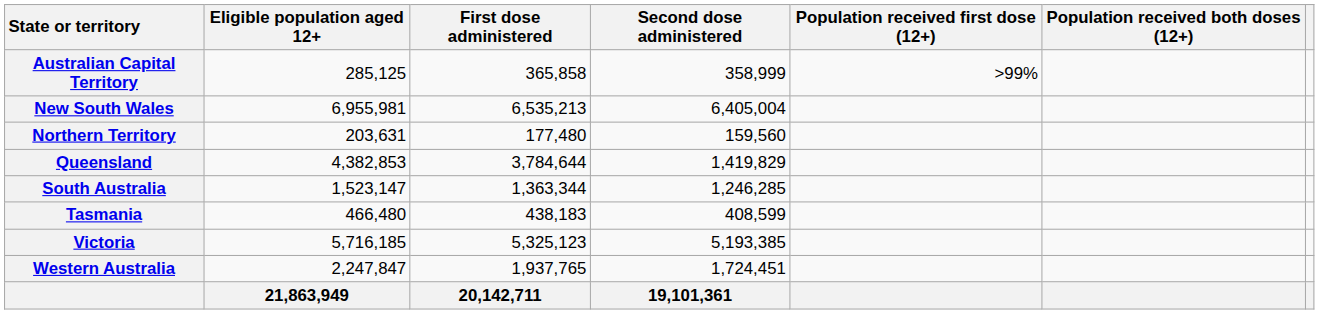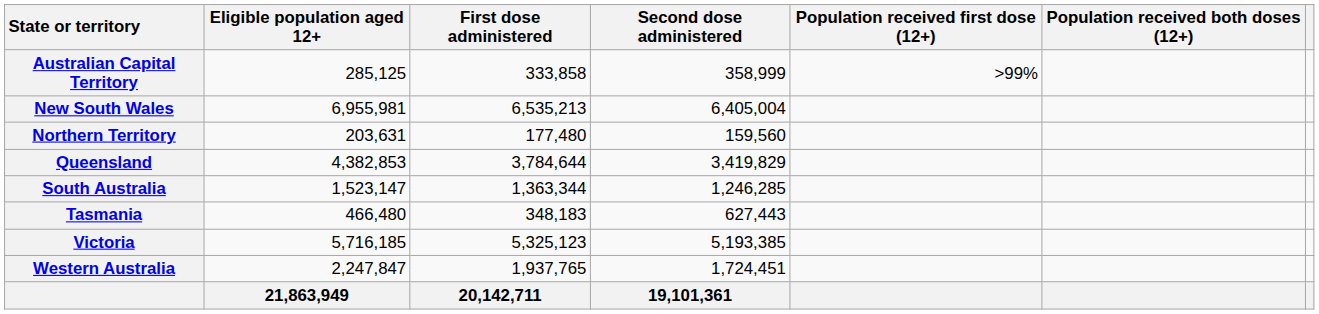(556, 72) 365,858 -> (556, 72) 333,858
(748, 162) 1,419,829 -> (748, 162) 3,419,829
(556, 215) 438,183 -> (556, 215) 348,183
(755, 215) 408,599 -> (755, 215) 627,443
